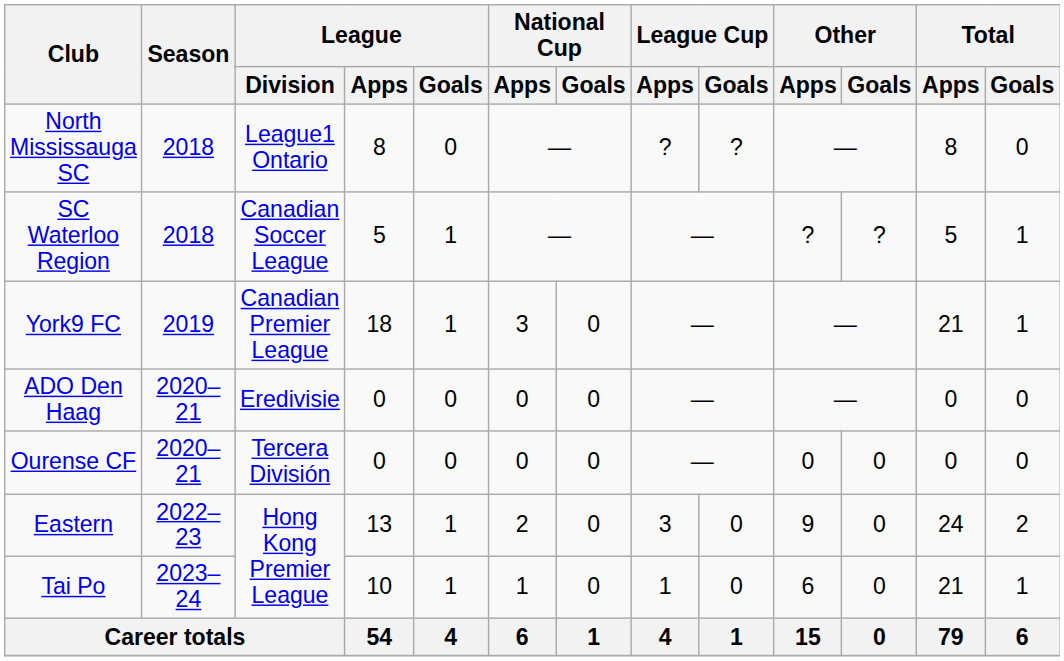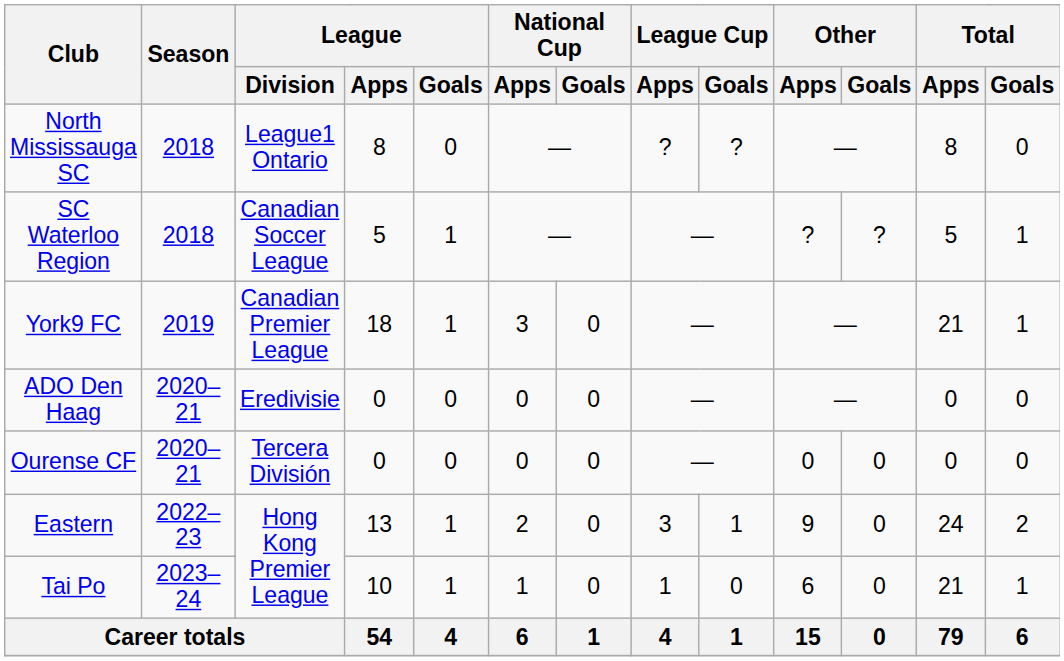(736, 524) 0 -> (736, 524) 1
